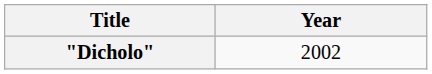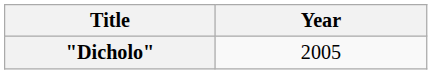(321, 52) 2002 -> (321, 52) 2005
